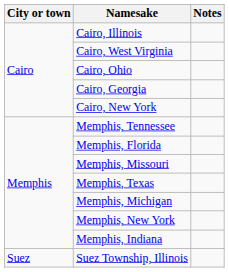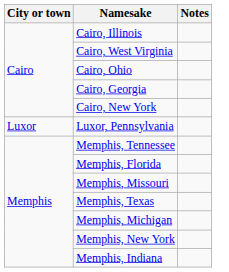+ row: (125, 126)
- row: (132, 257)
